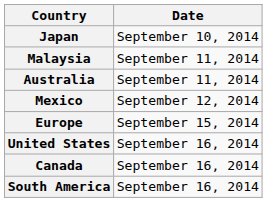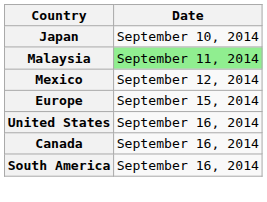(188, 58) no background -> (188, 58) lightgreen background
- row: (59, 79)
